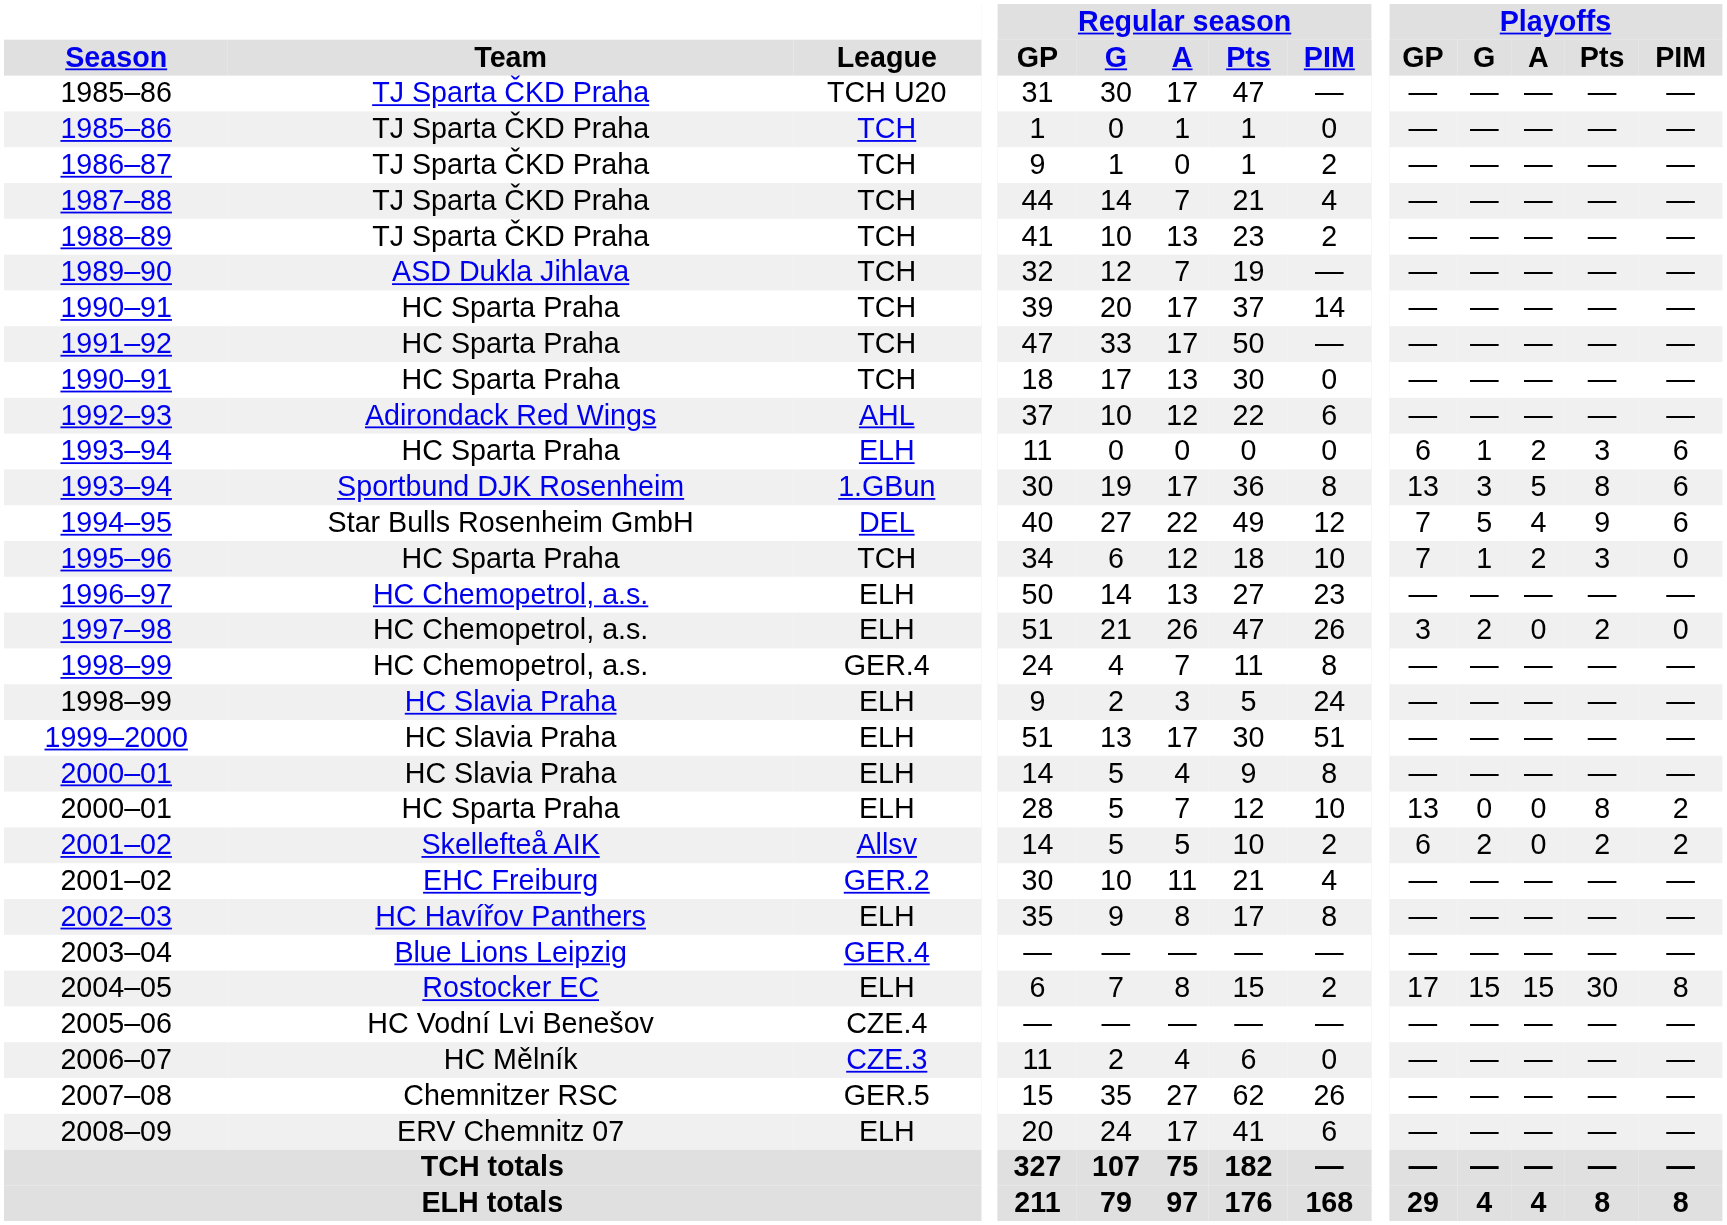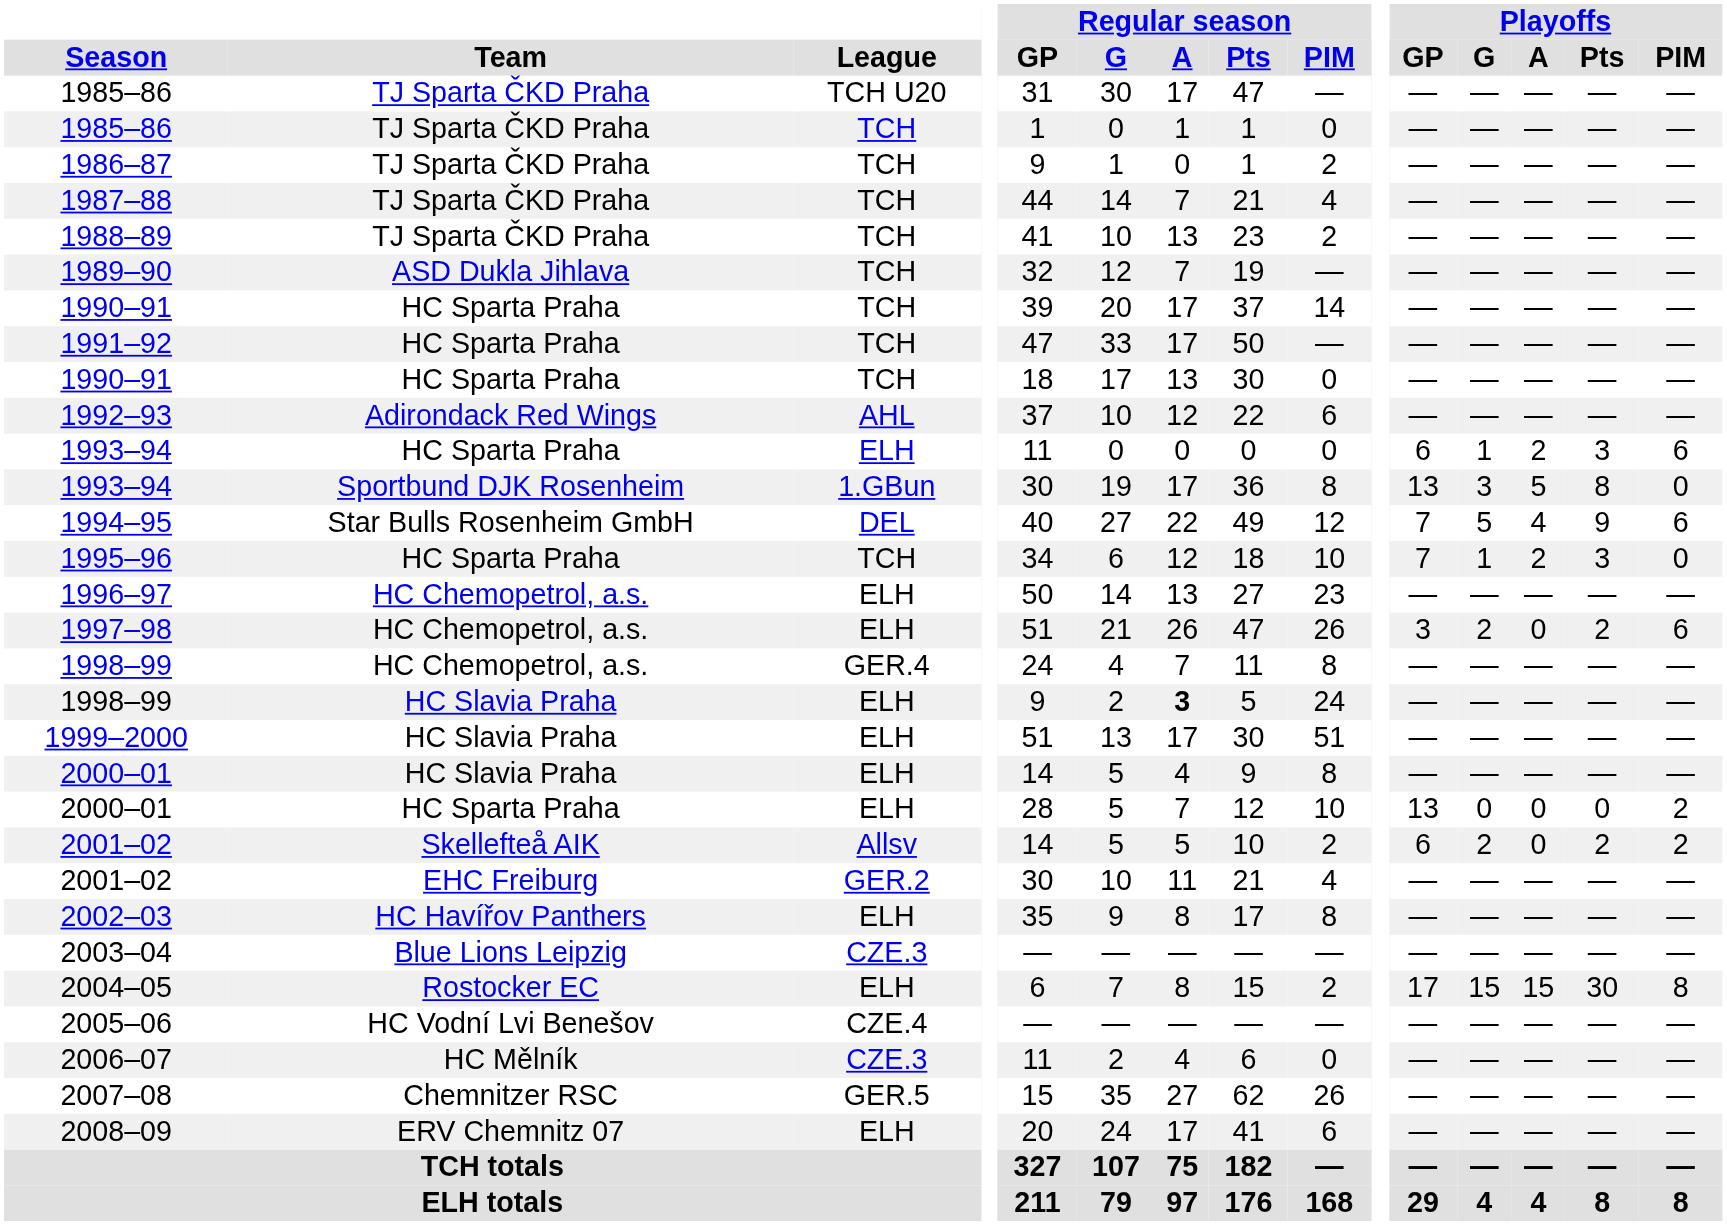(1681, 486) 6 -> (1681, 486) 0
(1681, 630) 0 -> (1681, 630) 6
(1182, 701) normal -> (1182, 701) bold
(1602, 809) 8 -> (1602, 809) 0
(887, 952) GER.4 -> (887, 952) CZE.3
